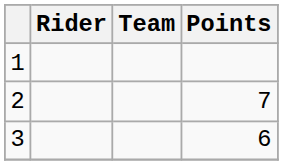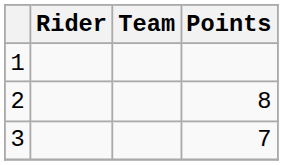(264, 101) 7 -> (264, 101) 8
(264, 140) 6 -> (264, 140) 7
